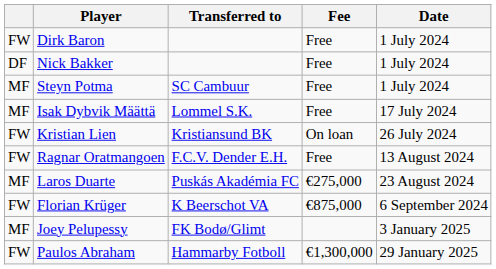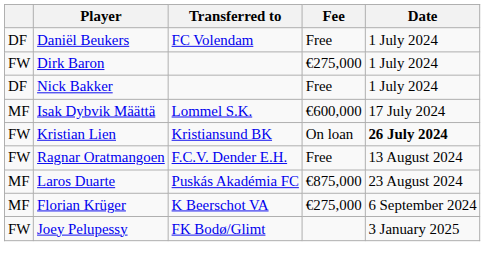+ row: (83, 39)
(319, 39) Free -> (334, 63) €275,000
- row: (75, 87)
(319, 110) Free -> (334, 110) €600,000
(418, 134) normal -> (408, 134) bold
(334, 181) €275,000 -> (334, 181) €875,000
(19, 205) FW -> (19, 205) MF
(334, 205) €875,000 -> (334, 205) €275,000
(19, 228) MF -> (19, 228) FW
- row: (86, 252)
